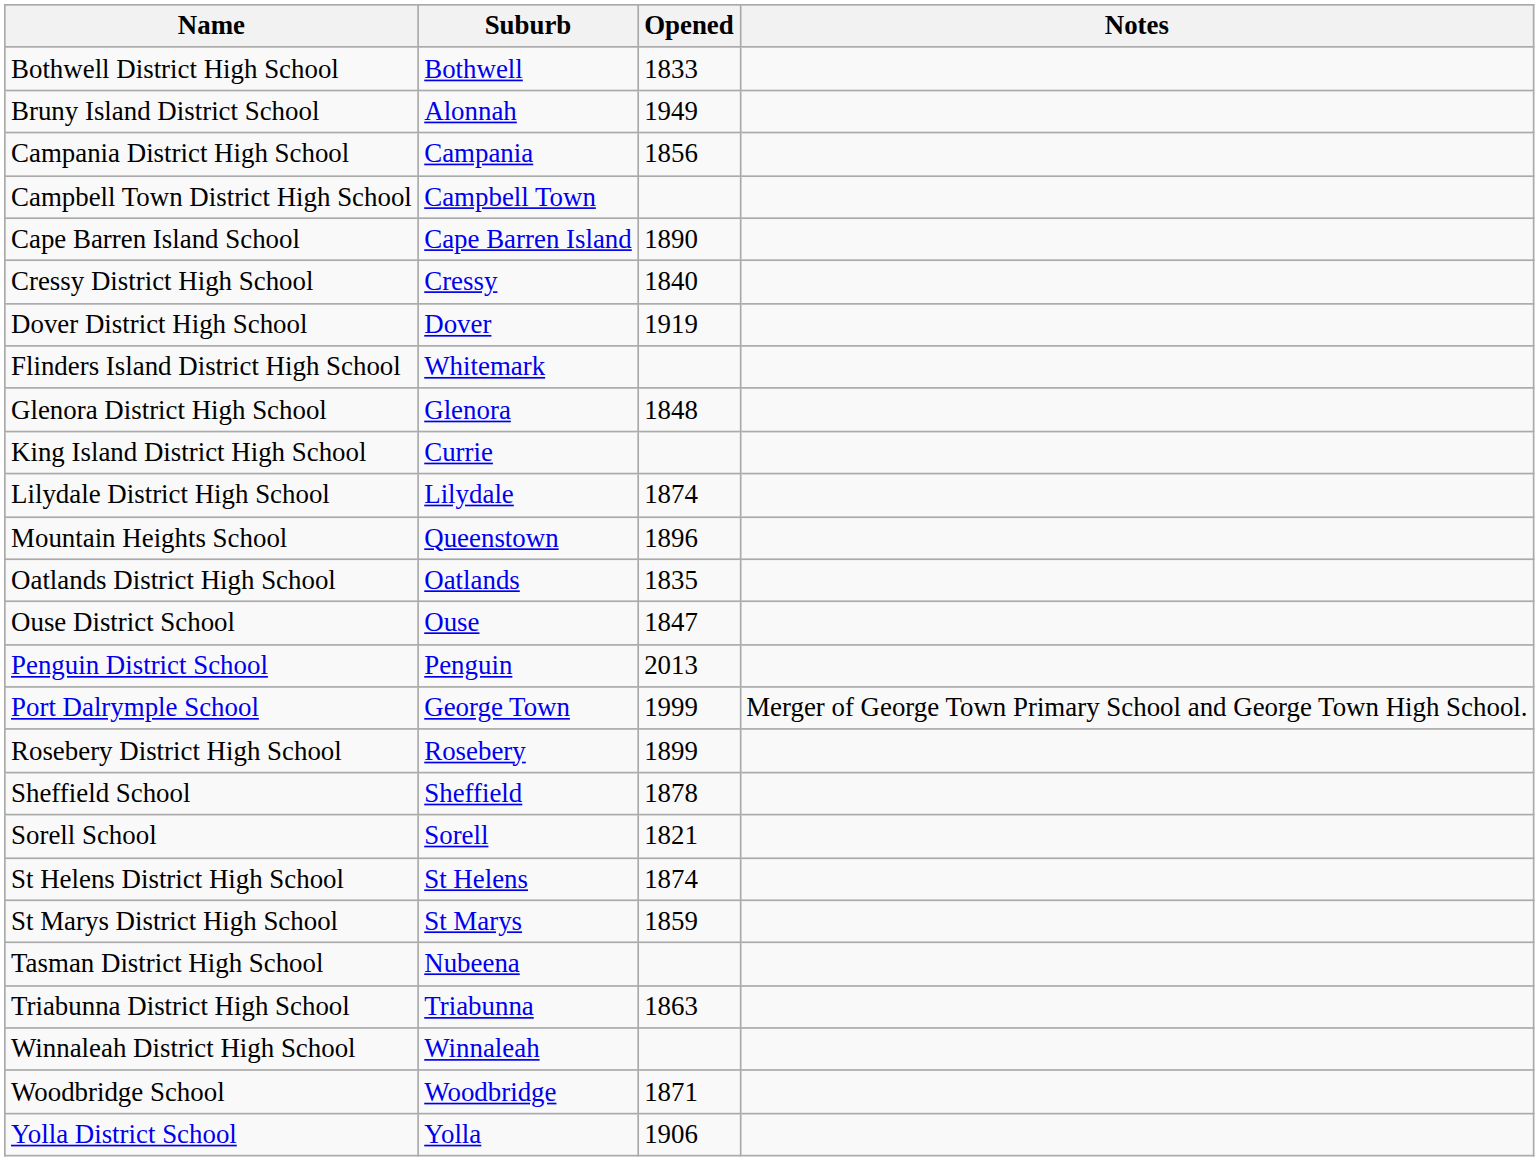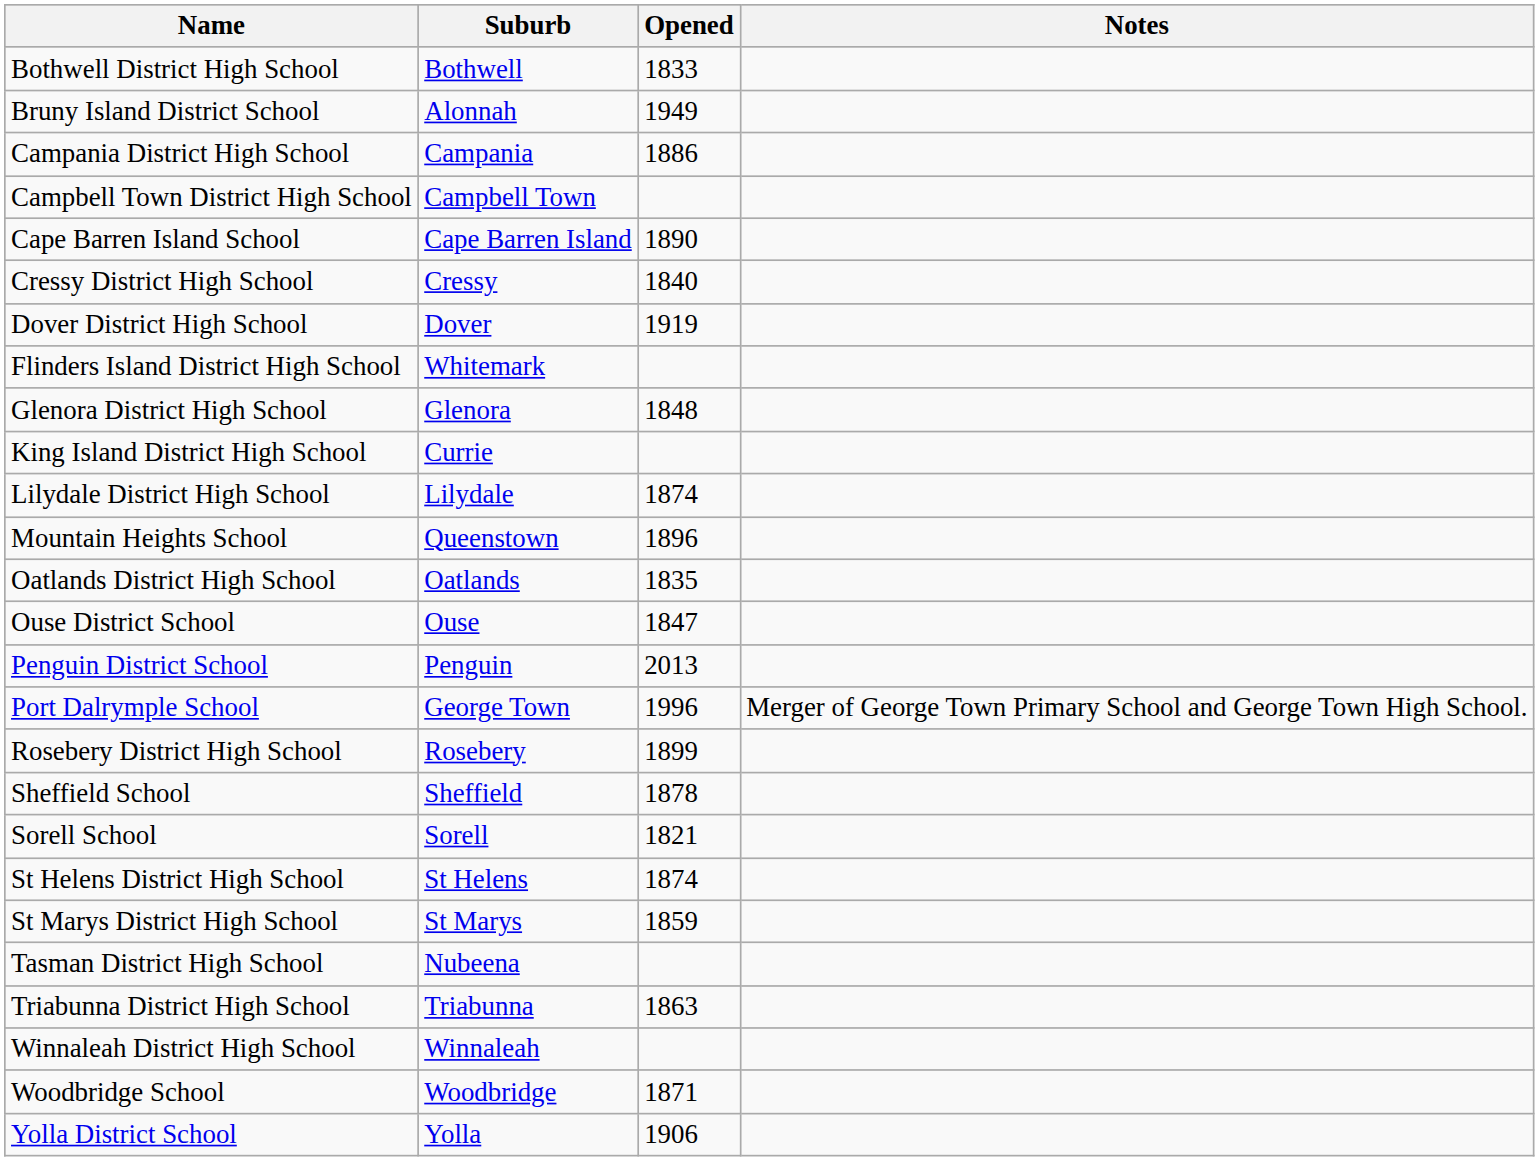(671, 153) 1856 -> (671, 153) 1886
(671, 707) 1999 -> (671, 707) 1996
